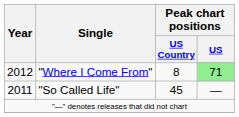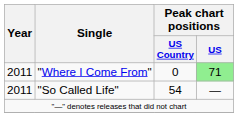(20, 71) 2012 -> (20, 71) 2011
(176, 71) 8 -> (175, 71) 0
(176, 90) 45 -> (175, 90) 54
